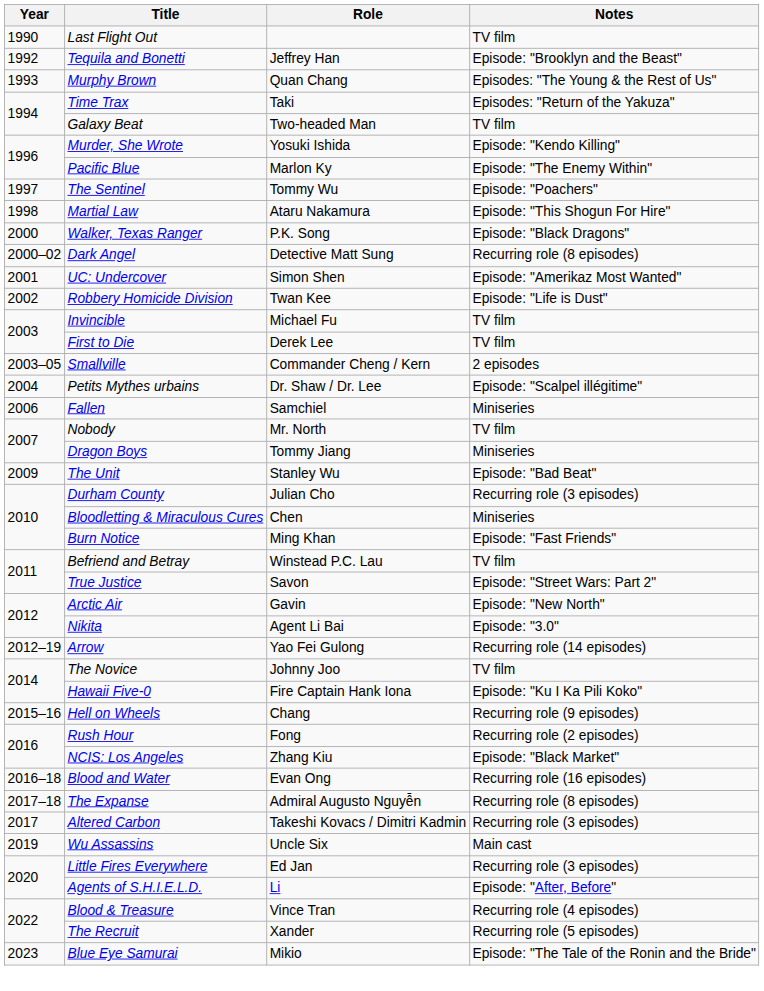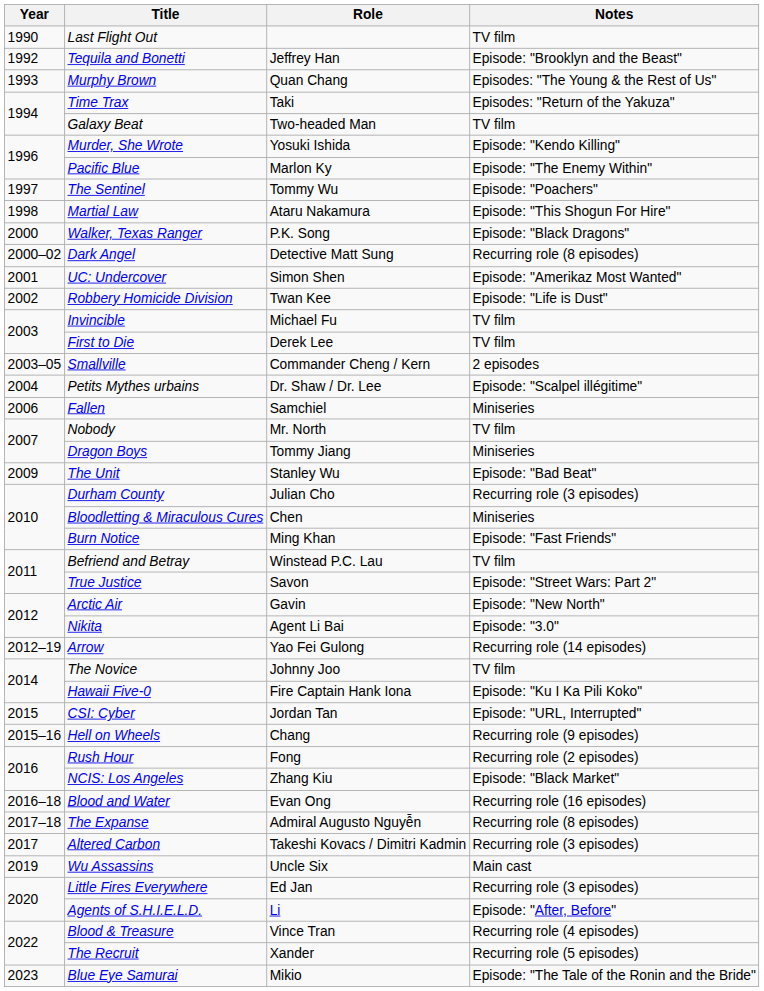+ row: (101, 713)
